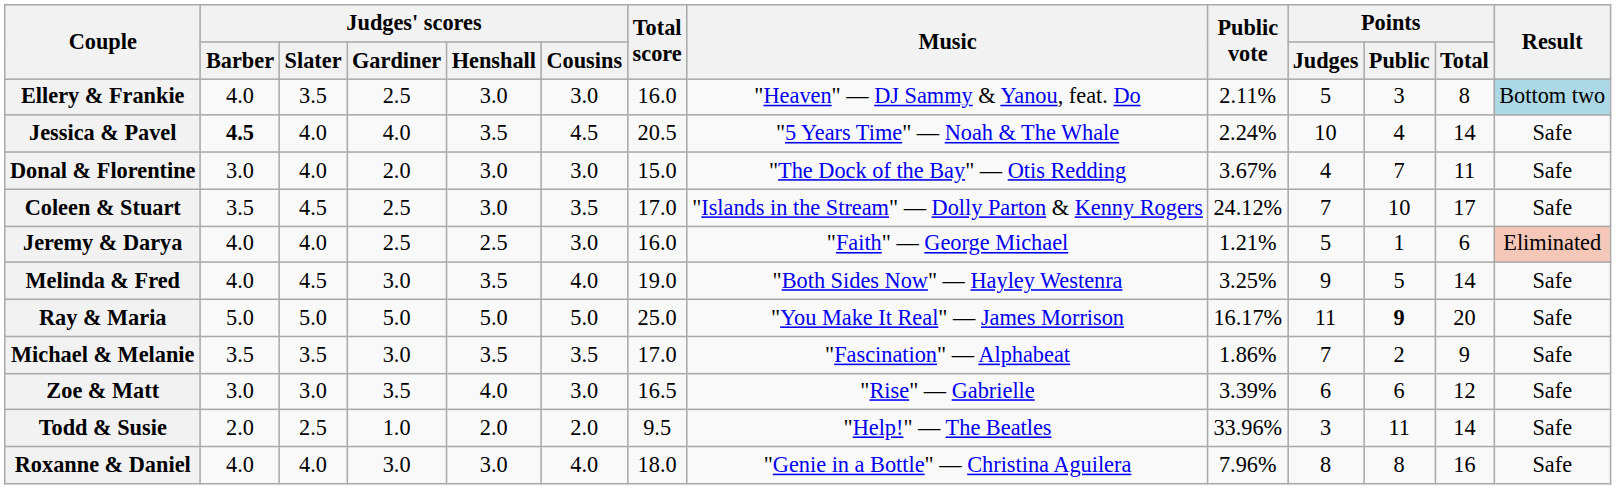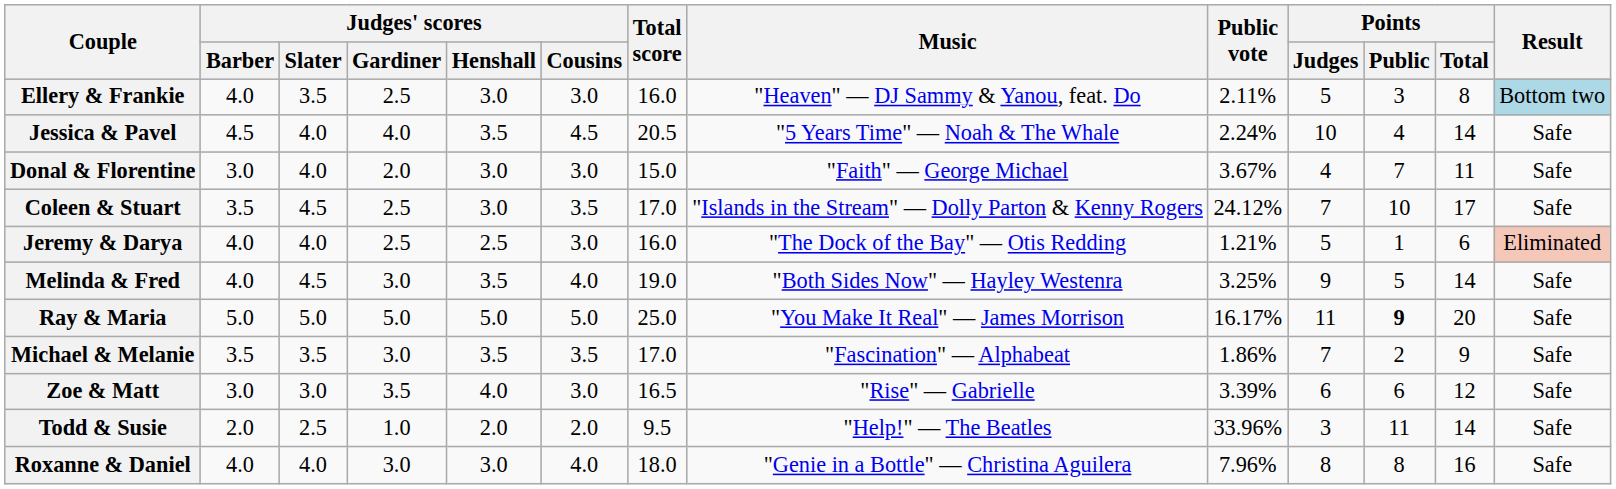(240, 133) bold -> (240, 133) normal
(948, 170) "The Dock of the Bay" — Otis Redding -> (948, 170) "Faith" — George Michael
(948, 244) "Faith" — George Michael -> (948, 244) "The Dock of the Bay" — Otis Redding
